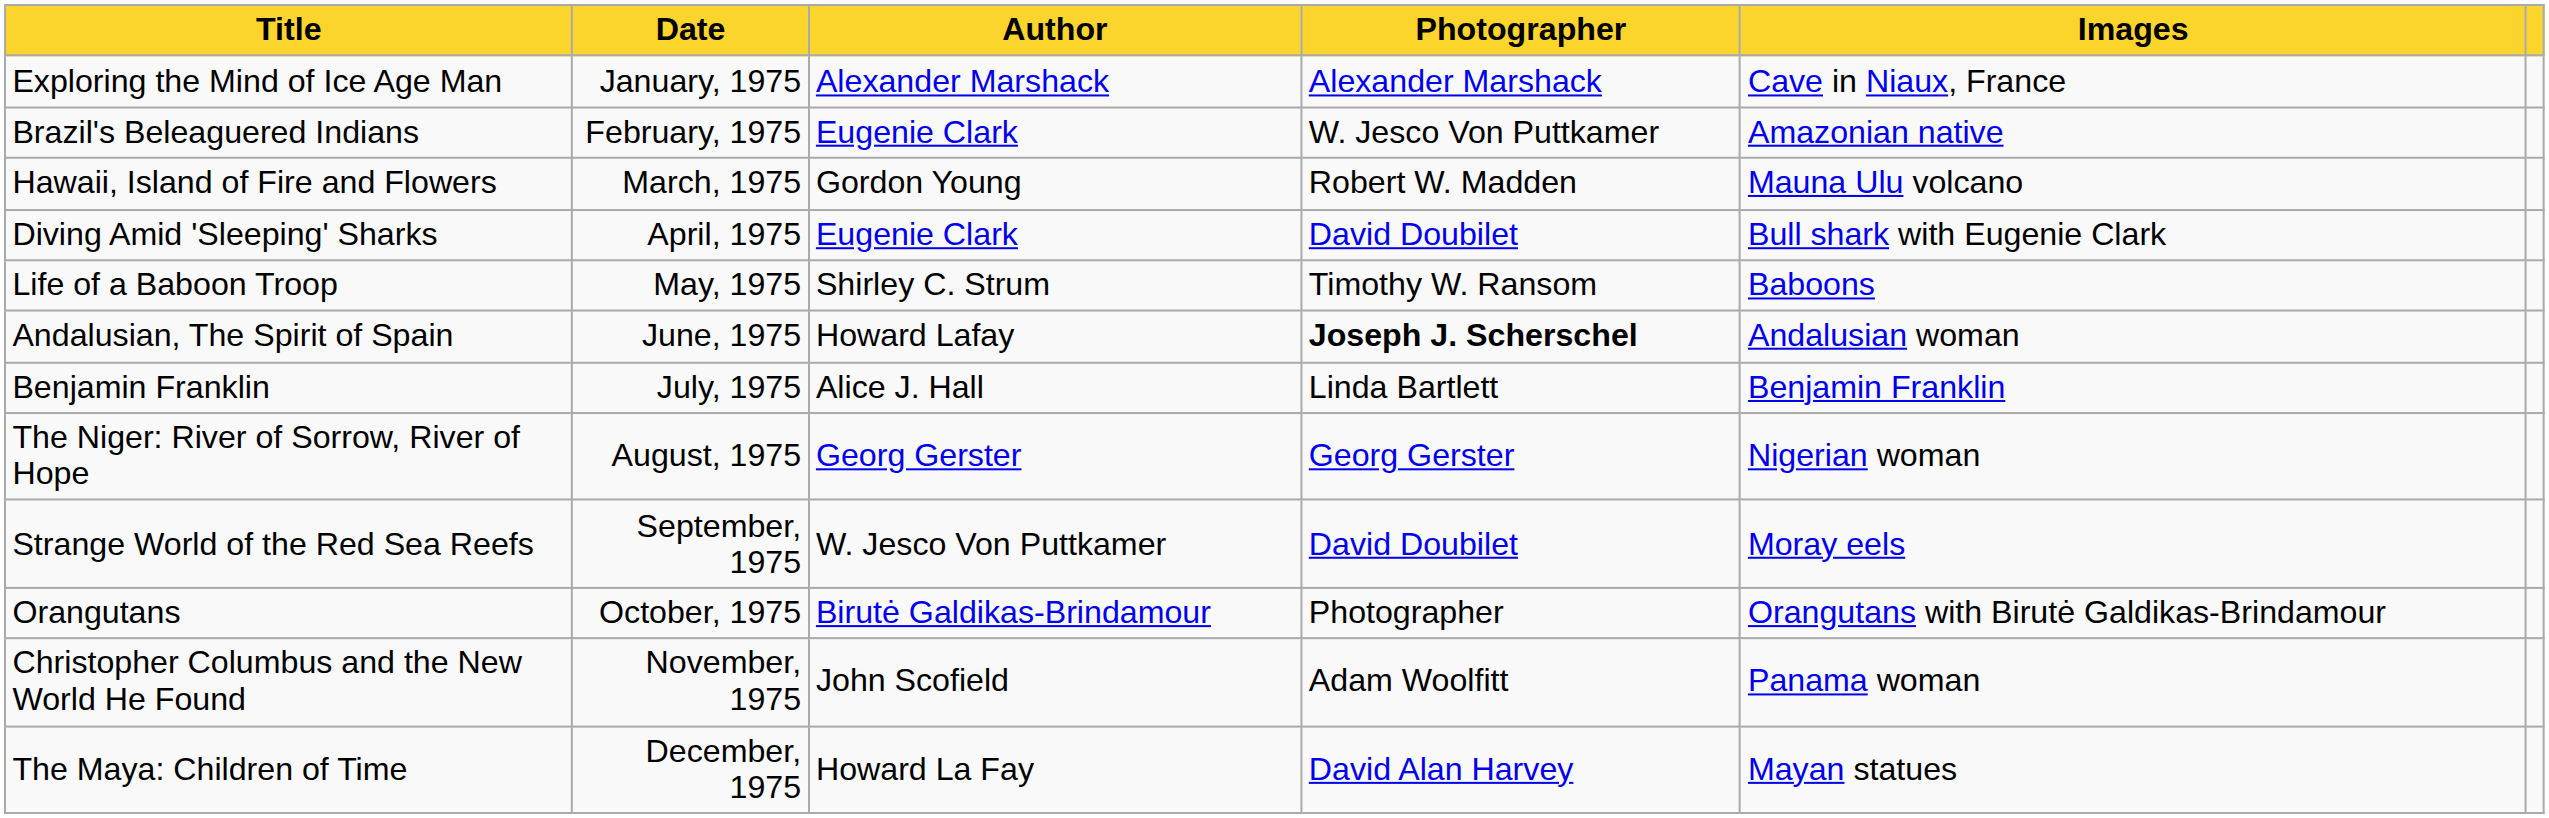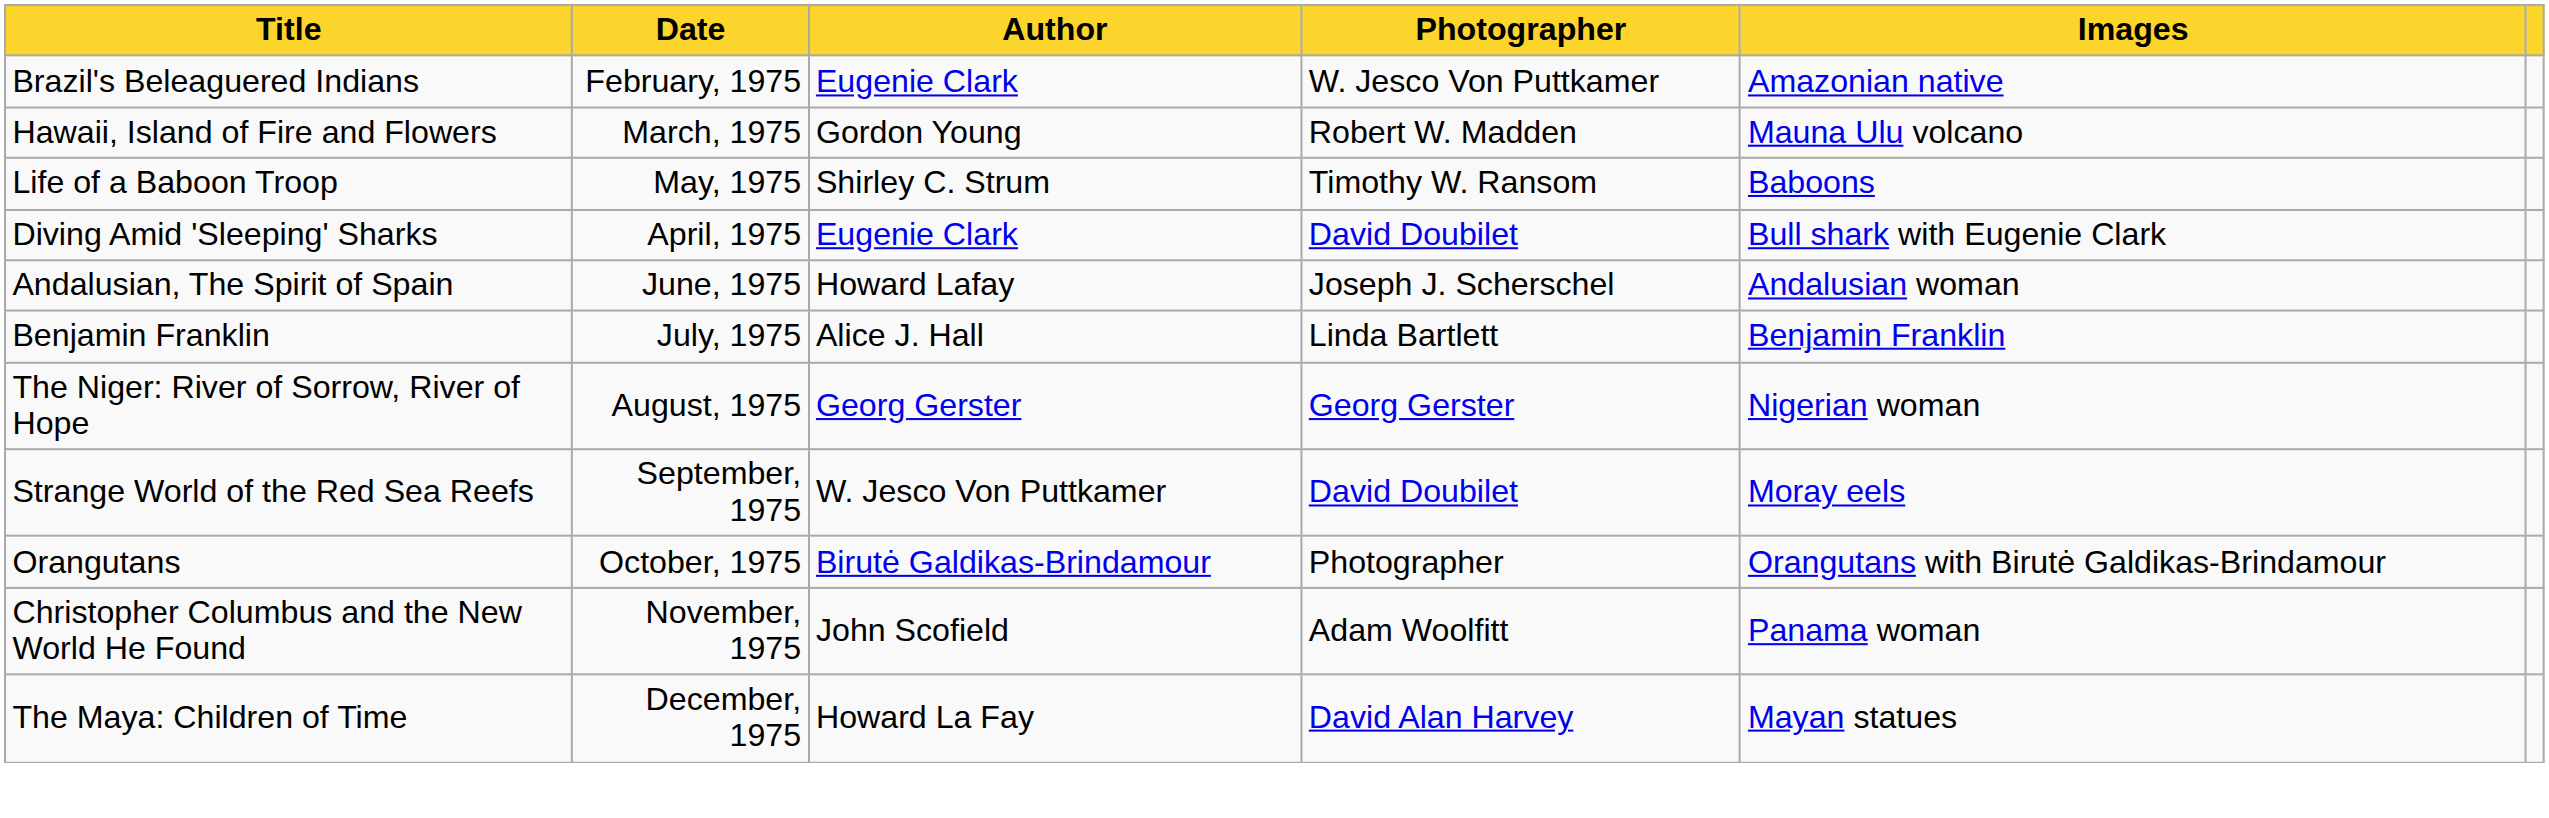- row: (257, 81)
rows swapped: (225, 234) <-> (175, 285)
(1473, 336) bold -> (1462, 285) normal
